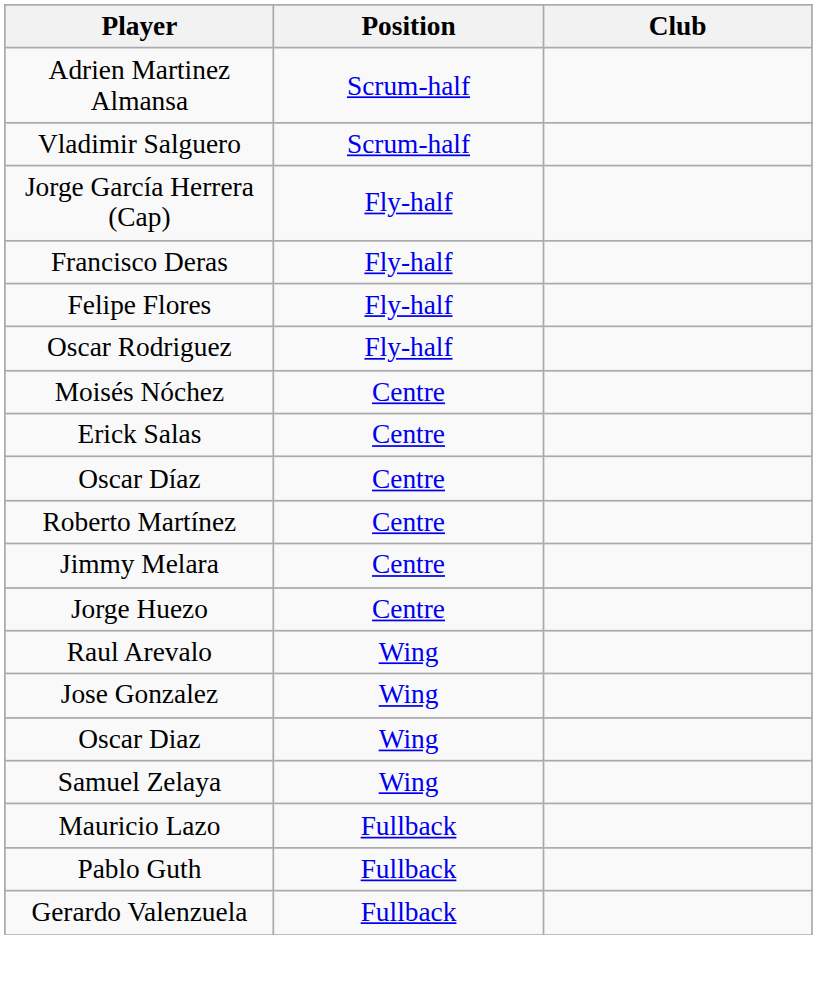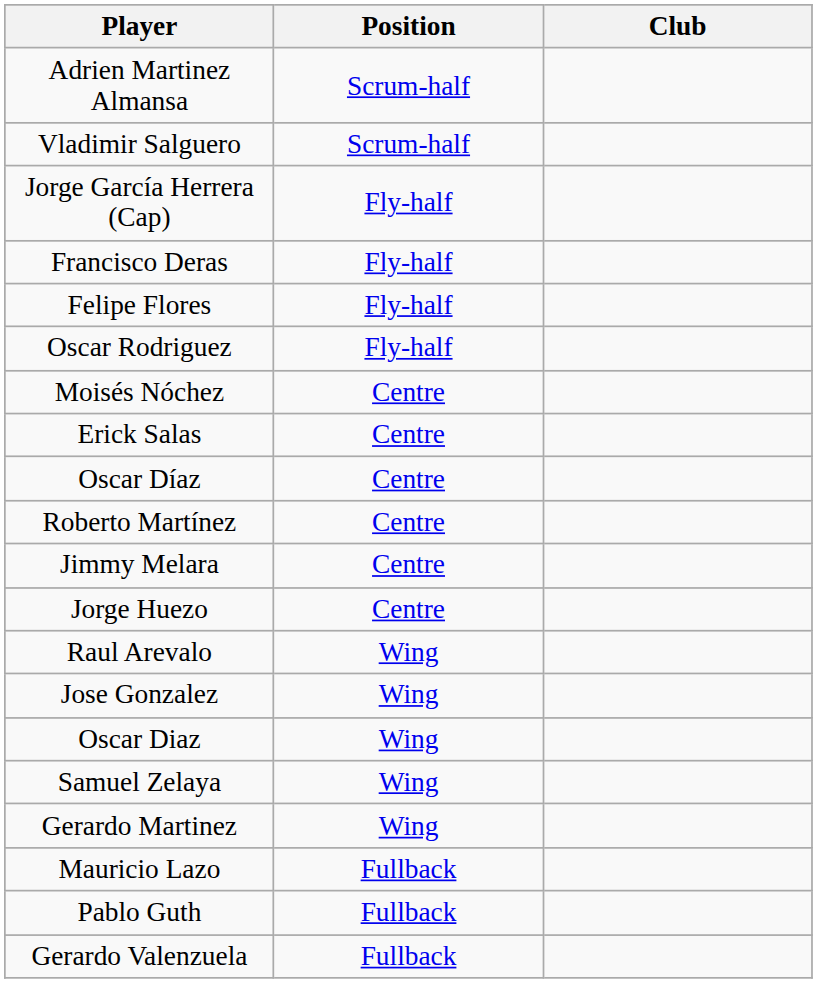+ row: (139, 825)
